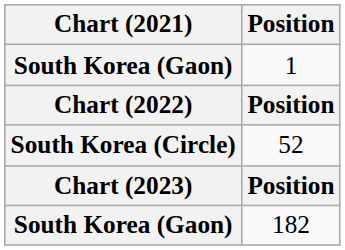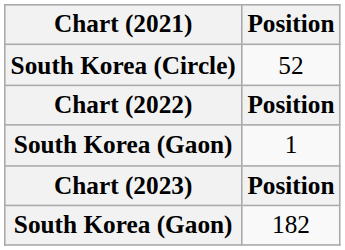rows swapped: (291, 64) <-> (291, 144)
